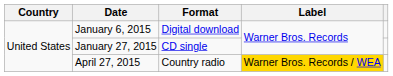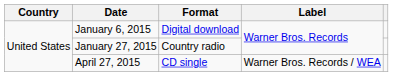(184, 46) CD single -> (193, 46) Country radio
(193, 63) Country radio -> (184, 63) CD single
(312, 63) gold background -> (312, 63) no background
